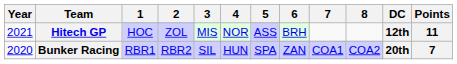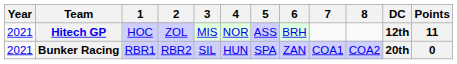(20, 50) 2020 -> (20, 50) 2021
(432, 50) 7 -> (432, 50) 0
